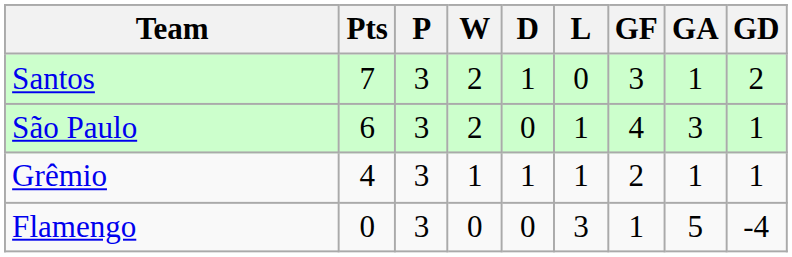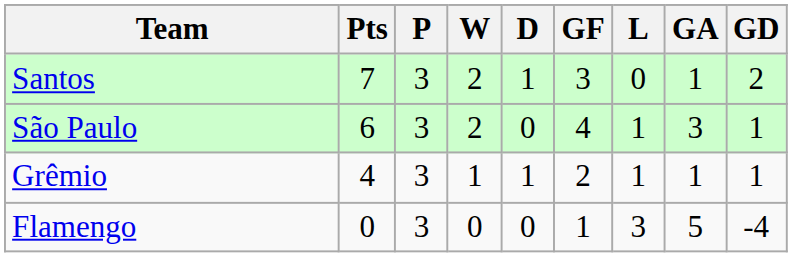columns swapped: (581, 29) <-> (636, 29)
